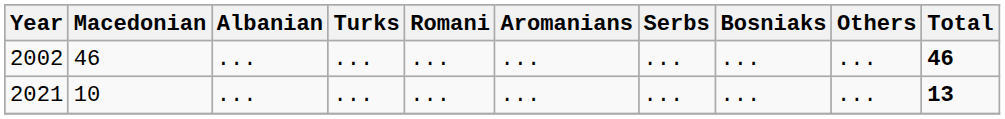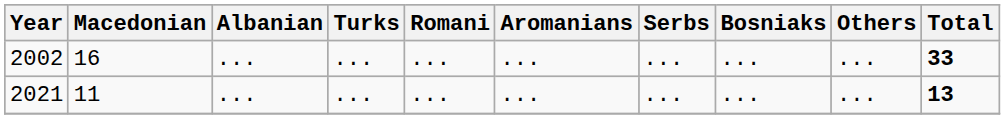(87, 59) 46 -> (87, 59) 16
(940, 59) 46 -> (940, 59) 33
(87, 95) 10 -> (87, 95) 11
